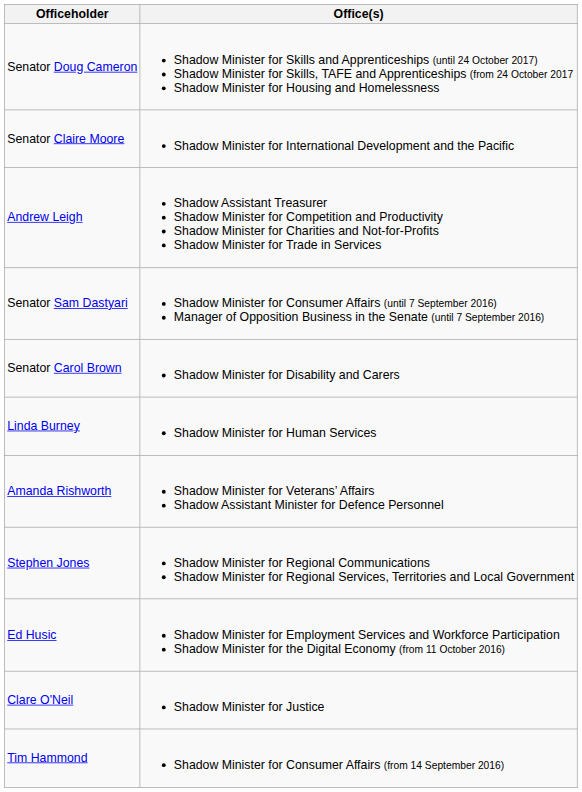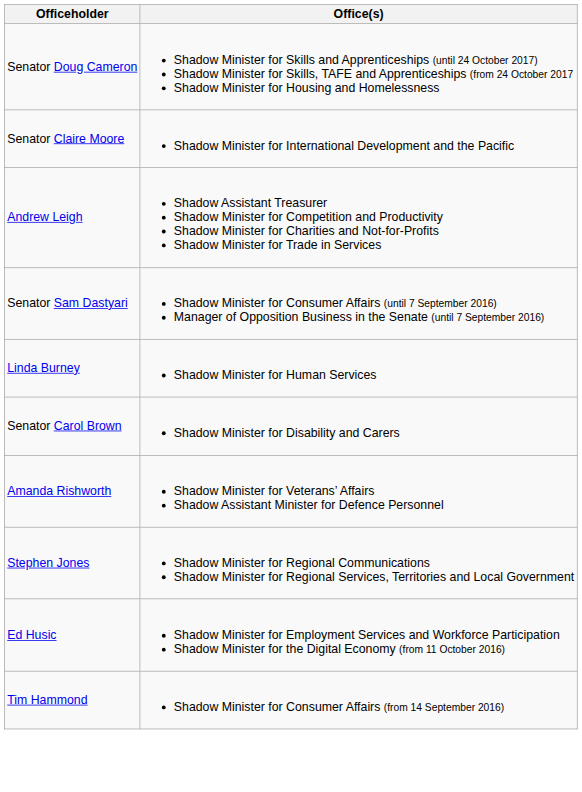rows swapped: (44, 426) <-> (64, 368)
- row: (40, 700)
